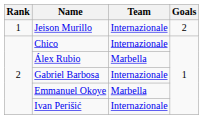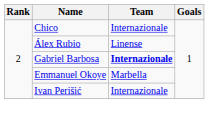- row: (63, 28)
(129, 59) Marbella -> (127, 43) Linense
(139, 75) normal -> (142, 59) bold
